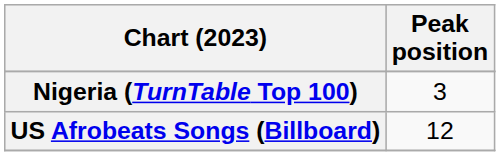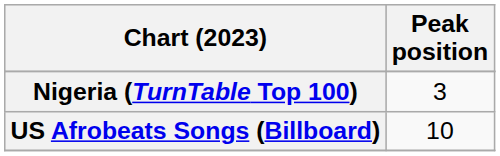(440, 130) 12 -> (440, 130) 10
